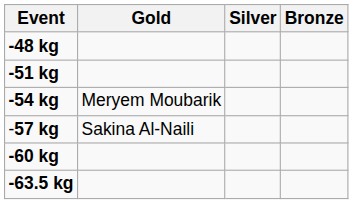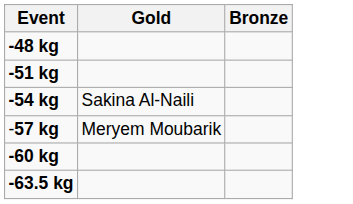- column: (253, 18)
(151, 101) Meryem Moubarik -> (138, 101) Sakina Al-Naili
(138, 128) Sakina Al-Naili -> (151, 128) Meryem Moubarik
